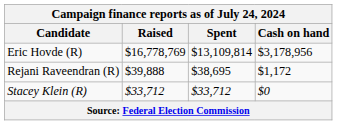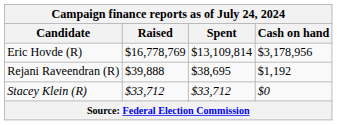(274, 71) $1,172 -> (274, 71) $1,192
